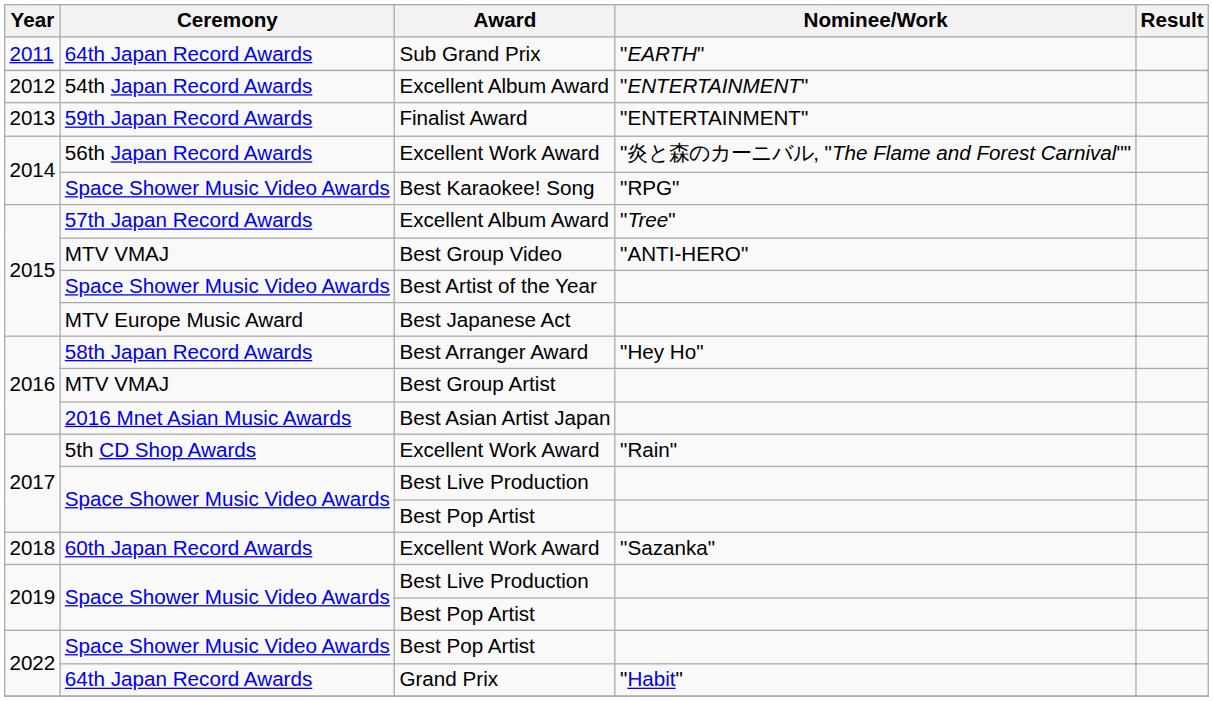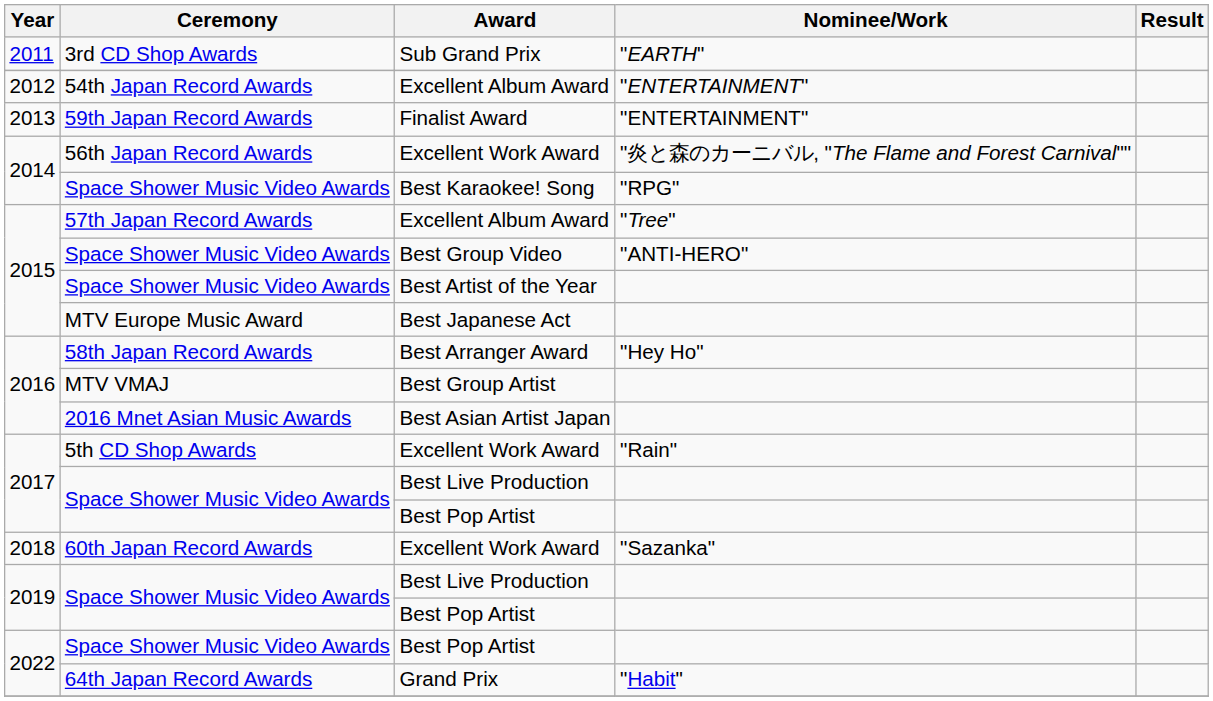(189, 53) 64th Japan Record Awards -> (161, 53) 3rd CD Shop Awards
(117, 253) MTV VMAJ -> (227, 253) Space Shower Music Video Awards
